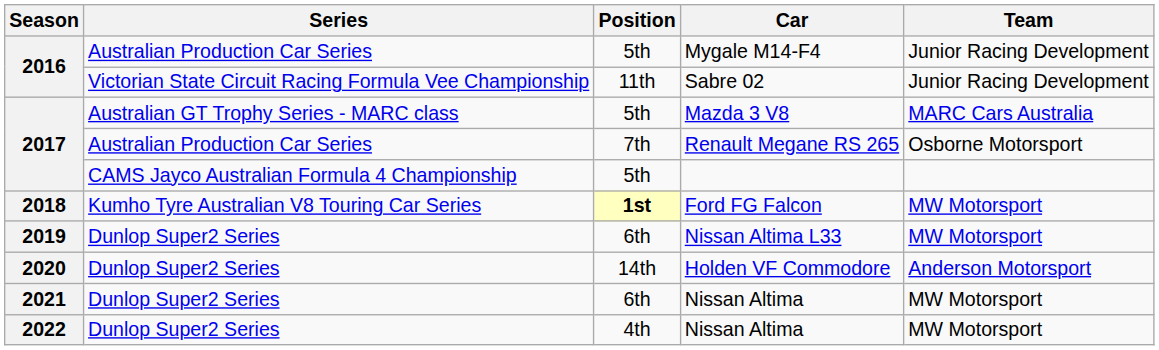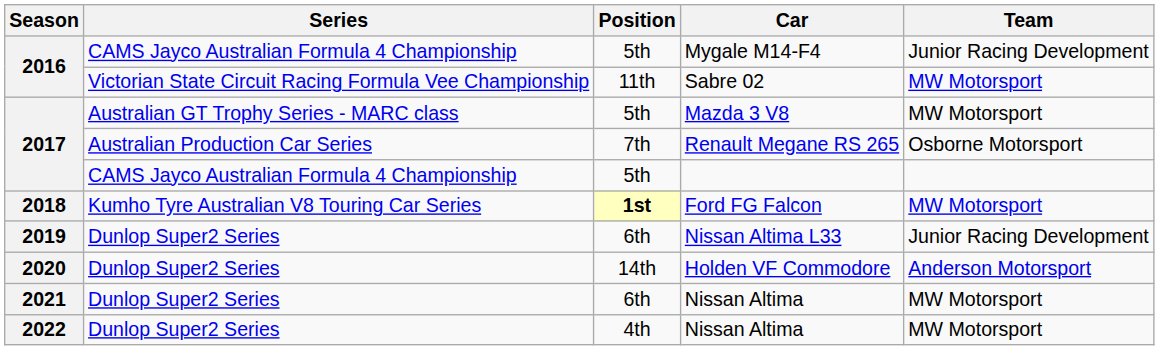(230, 51) Australian Production Car Series -> (302, 51) CAMS Jayco Australian Formula 4 Championship
(1029, 82) Junior Racing Development -> (975, 82) MW Motorsport
(1001, 113) MARC Cars Australia -> (975, 113) MW Motorsport
(975, 237) MW Motorsport -> (1029, 237) Junior Racing Development
